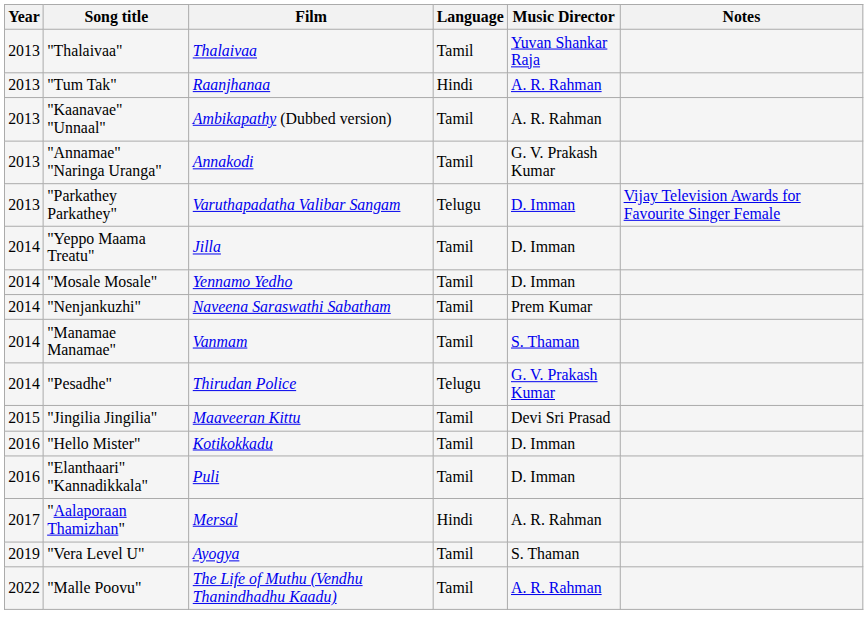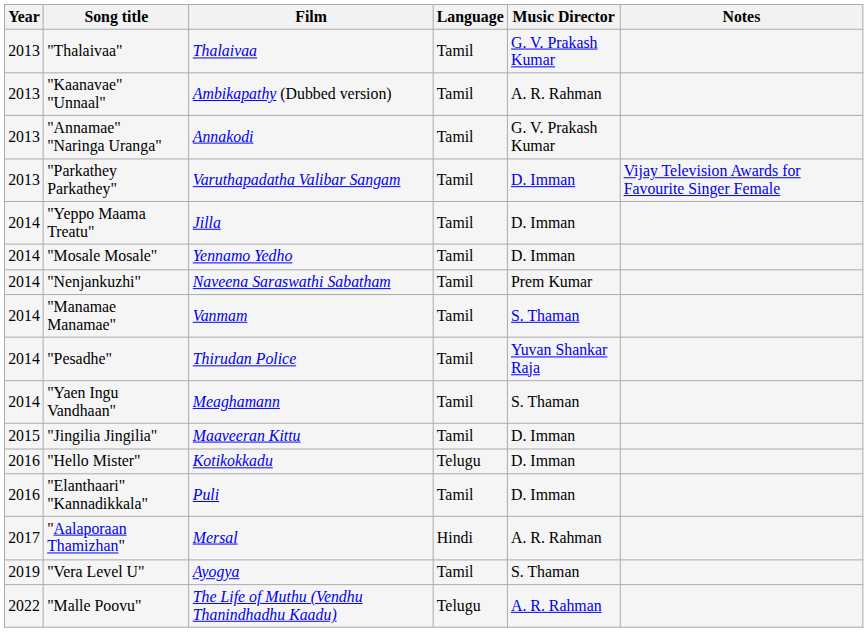(559, 51) Yuvan Shankar Raja -> (554, 51) G. V. Prakash Kumar
- row: (82, 85)
(459, 205) Telugu -> (455, 179) Tamil
(459, 384) Telugu -> (455, 358) Tamil
(554, 384) G. V. Prakash Kumar -> (559, 358) Yuvan Shankar Raja
+ row: (83, 401)
(561, 418) Devi Sri Prasad -> (543, 435) D. Imman
(455, 443) Tamil -> (459, 461) Telugu
(455, 588) Tamil -> (459, 606) Telugu
